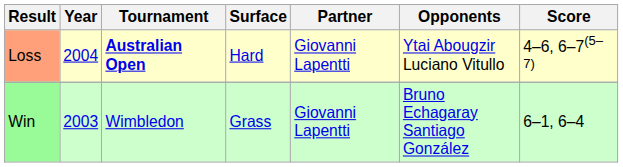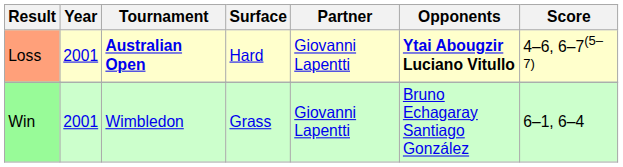(81, 55) 2004 -> (81, 55) 2001
(454, 55) normal -> (459, 55) bold
(81, 121) 2003 -> (81, 121) 2001
